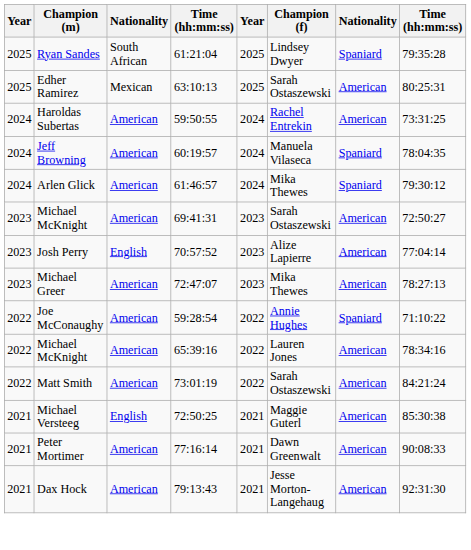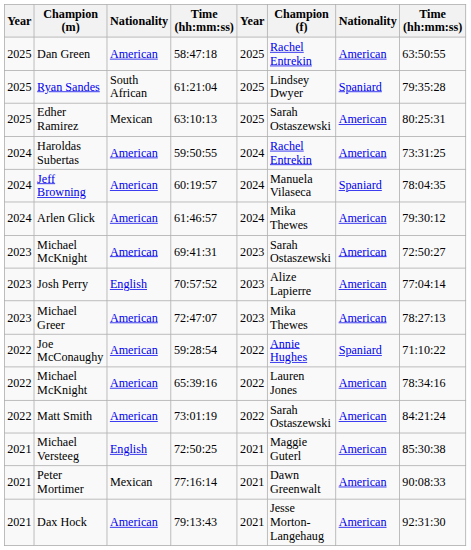+ row: (64, 53)
(360, 185) Spaniard -> (363, 218) American
(134, 449) American -> (131, 482) Mexican
